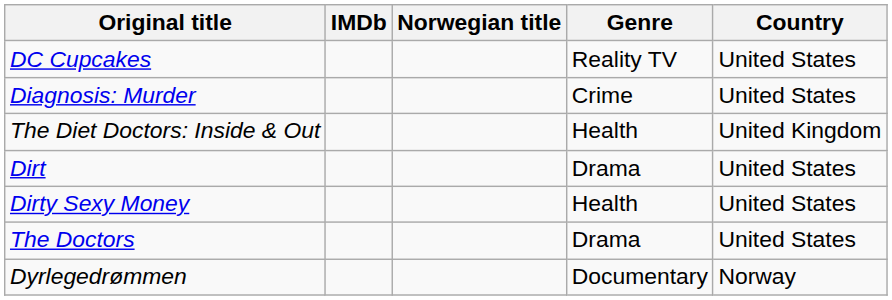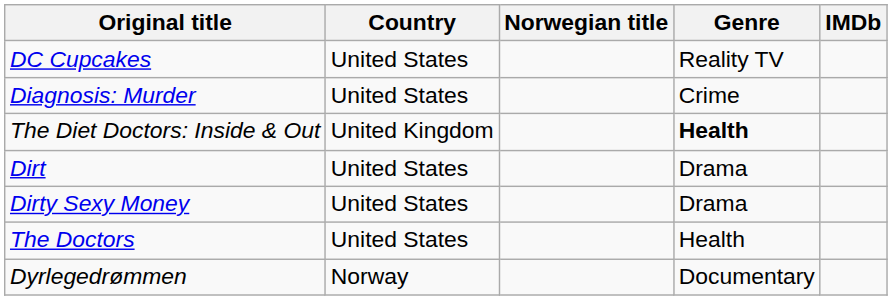columns swapped: (800, 22) <-> (359, 22)
(605, 131) normal -> (714, 131) bold
(605, 204) Health -> (713, 204) Drama
(606, 240) Drama -> (712, 240) Health
